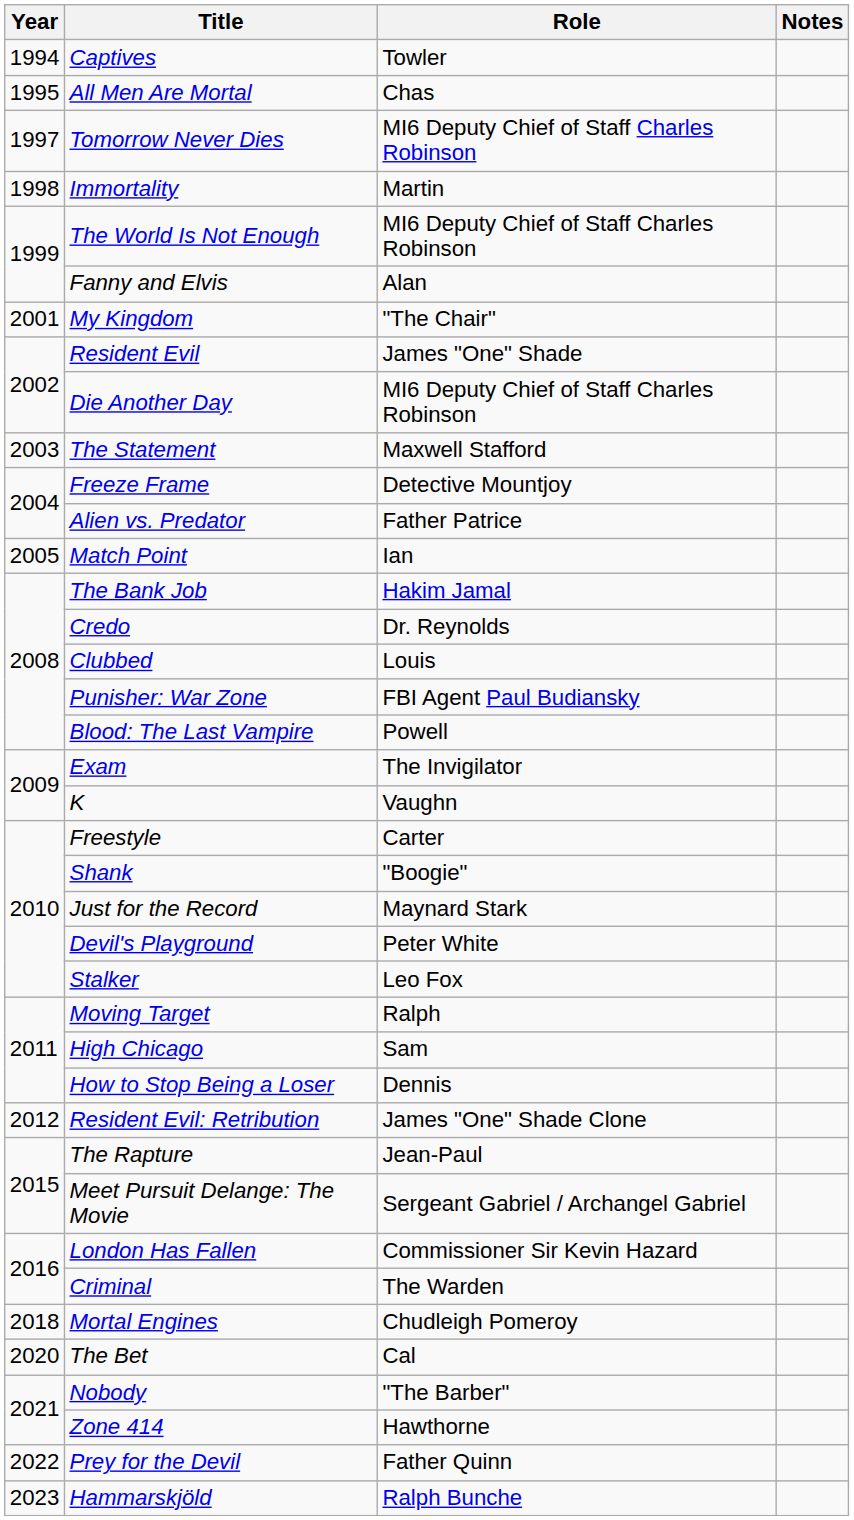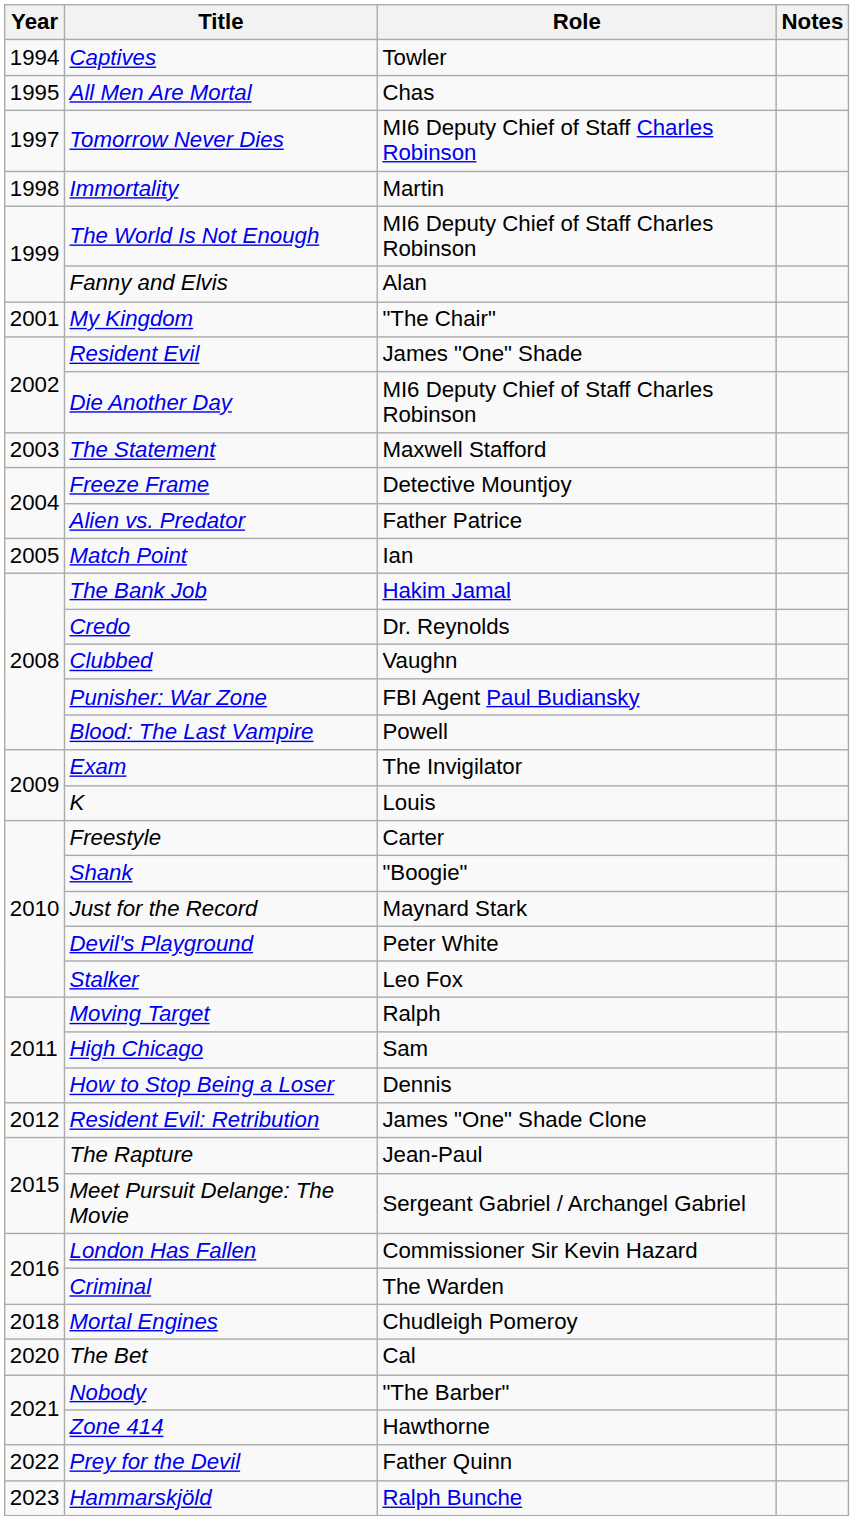(409, 661) Louis -> (420, 661) Vaughn
(420, 802) Vaughn -> (409, 802) Louis
